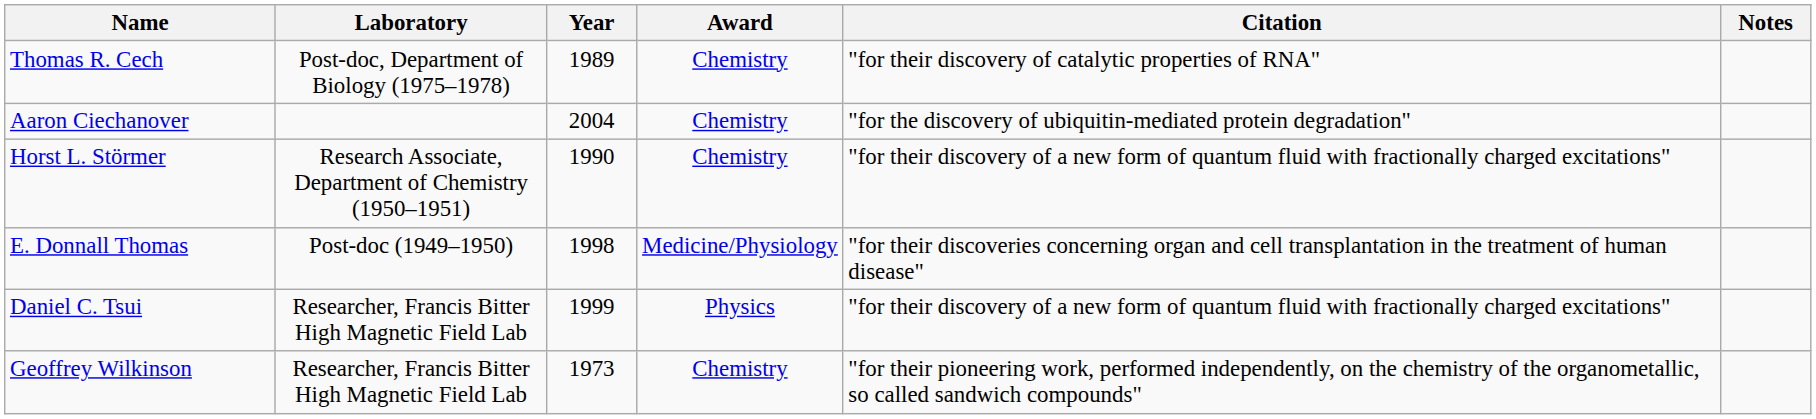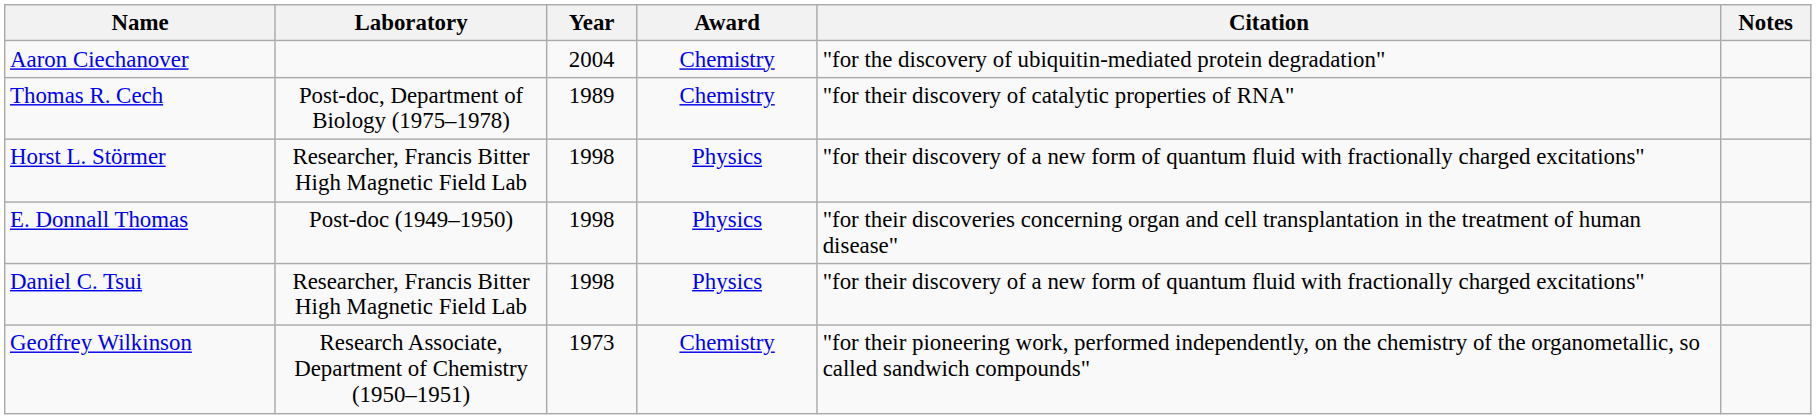rows swapped: (87, 58) <-> (99, 120)
(411, 182) Research Associate, Department of Chemistry (1950–1951) -> (411, 170) Researcher, Francis Bitter High Magnetic Field Lab
(592, 157) 1990 -> (592, 157) 1998
(740, 157) Chemistry -> (727, 157) Physics
(740, 245) Medicine/Physiology -> (727, 219) Physics
(592, 307) 1999 -> (592, 281) 1998
(411, 381) Researcher, Francis Bitter High Magnetic Field Lab -> (411, 369) Research Associate, Department of Chemistry (1950–1951)
